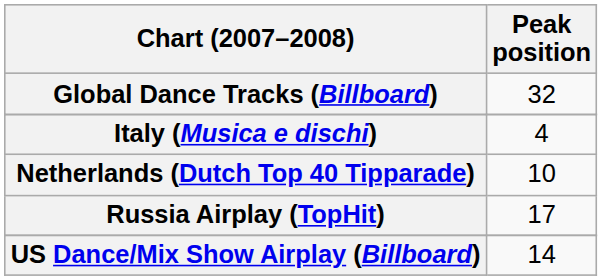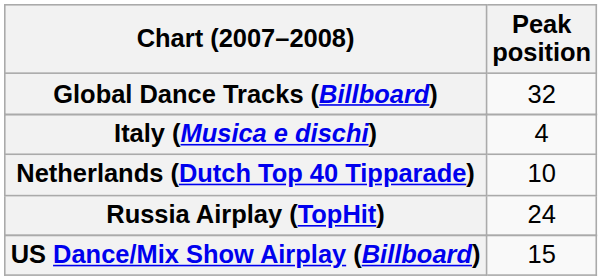(542, 214) 17 -> (542, 214) 24
(542, 255) 14 -> (542, 255) 15
